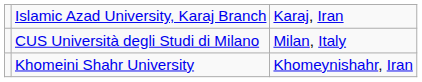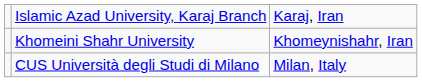rows swapped: (105, 64) <-> (137, 40)
